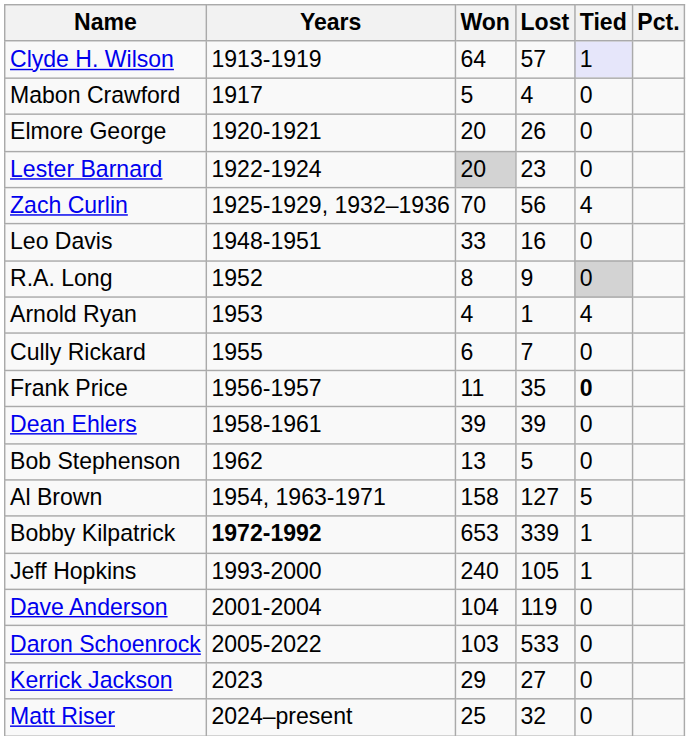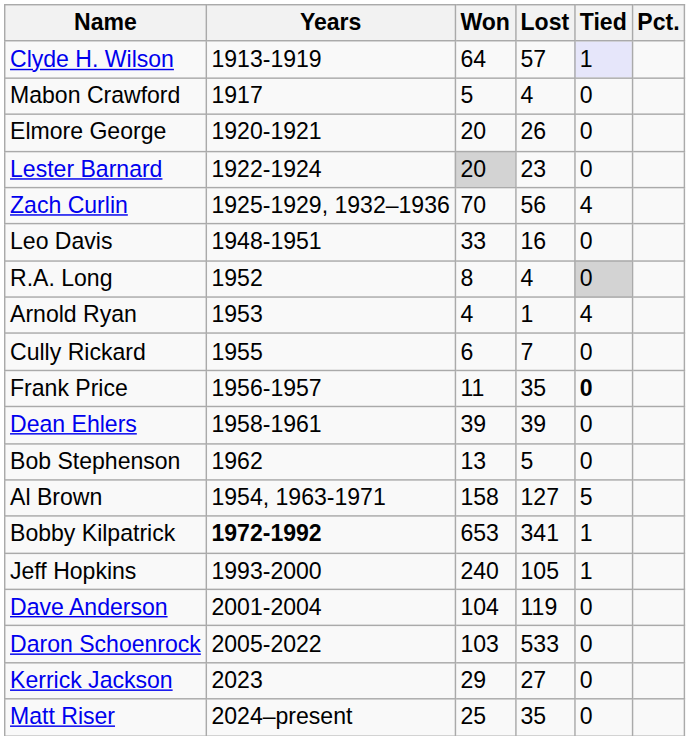(527, 278) 9 -> (527, 278) 4
(540, 534) 339 -> (540, 534) 341
(533, 717) 32 -> (533, 717) 35
